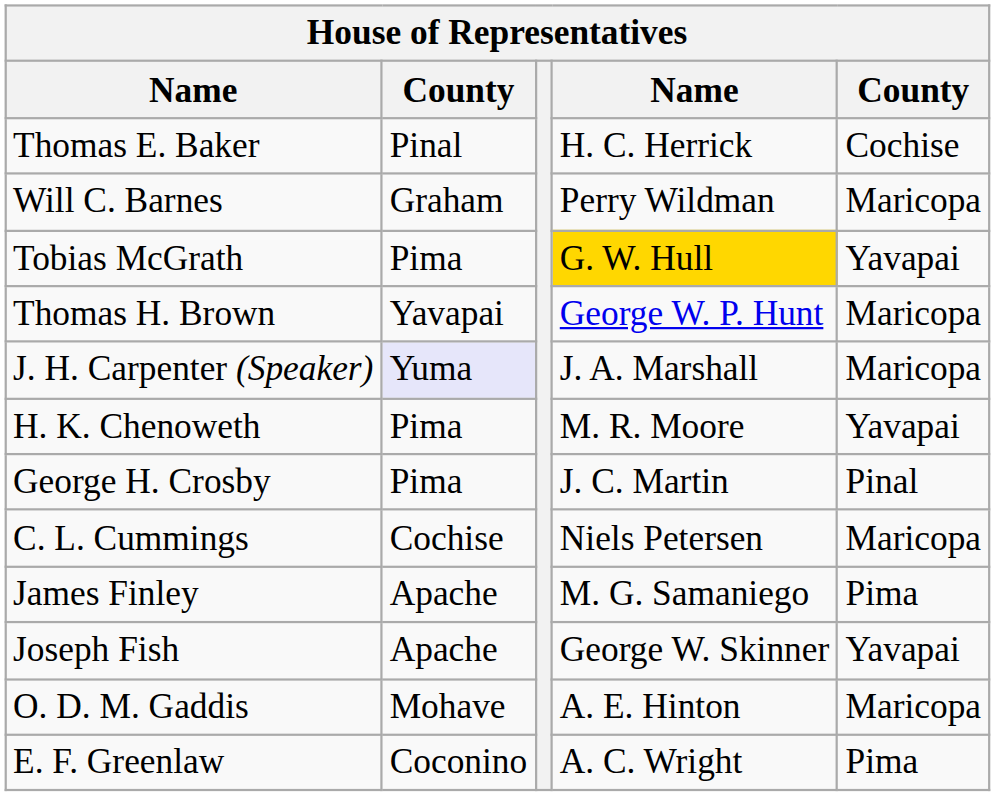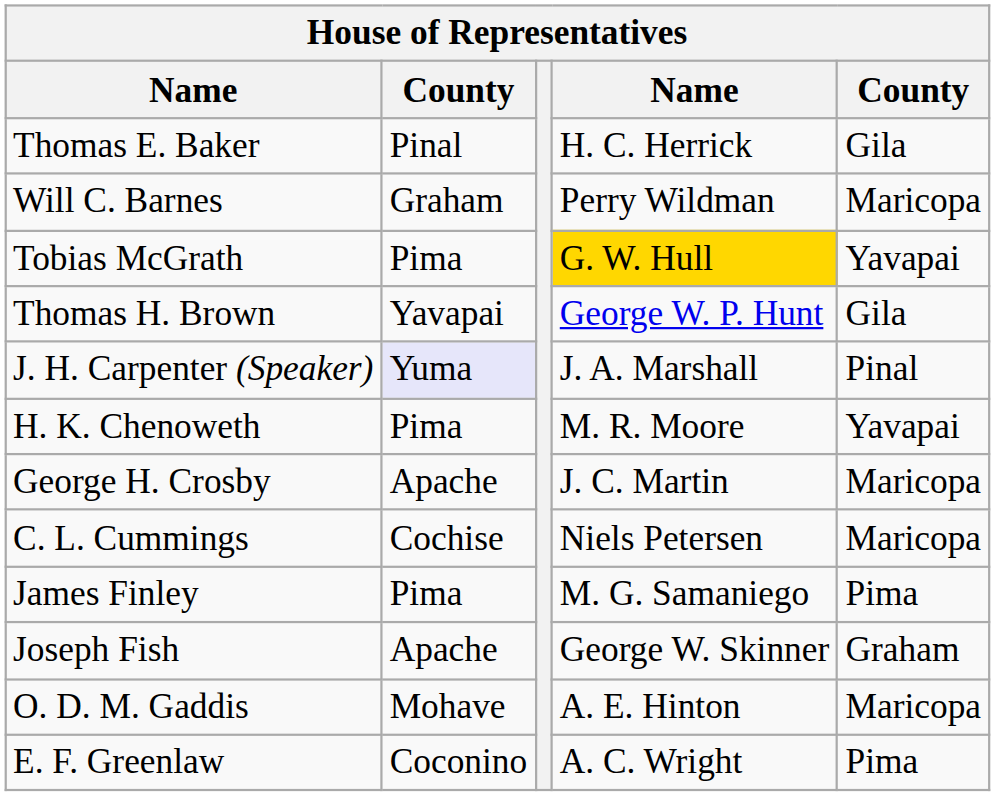(902, 145) Cochise -> (876, 145) Gila
(913, 313) Maricopa -> (876, 313) Gila
(913, 369) Maricopa -> (882, 369) Pinal
(426, 481) Pima -> (444, 481) Apache
(882, 481) Pinal -> (913, 481) Maricopa
(444, 593) Apache -> (426, 593) Pima
(903, 649) Yavapai -> (902, 649) Graham
